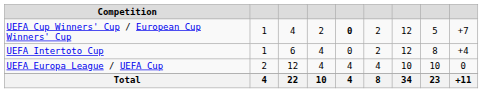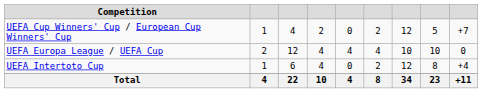(350, 31) bold -> (350, 31) normal
rows swapped: (85, 66) <-> (55, 51)
